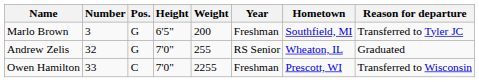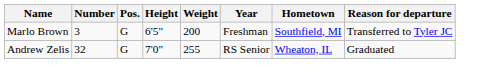- row: (43, 67)
